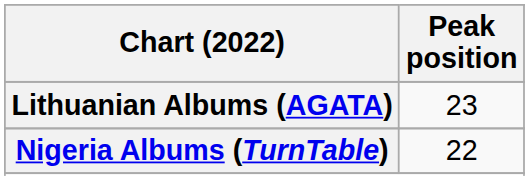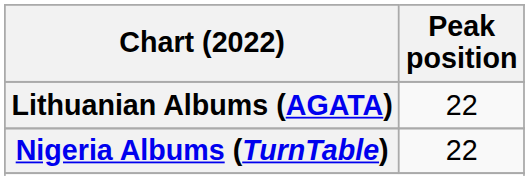(462, 104) 23 -> (462, 104) 22
